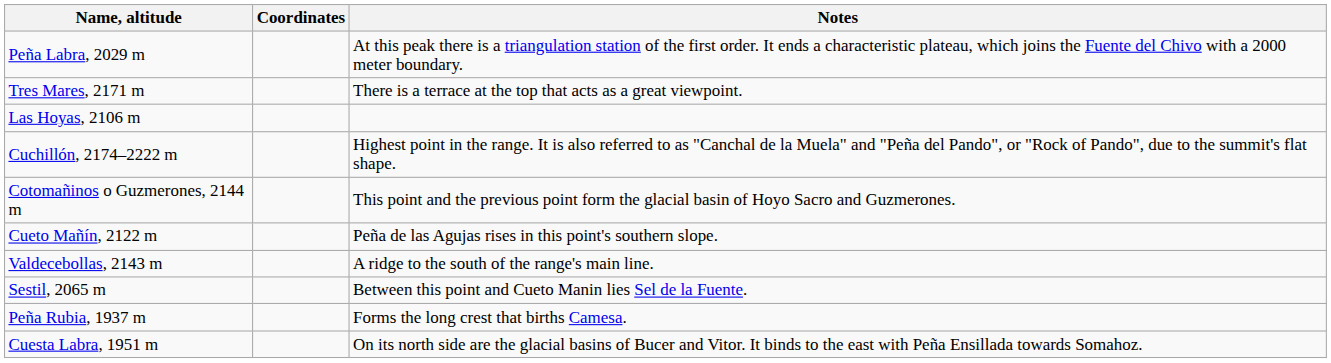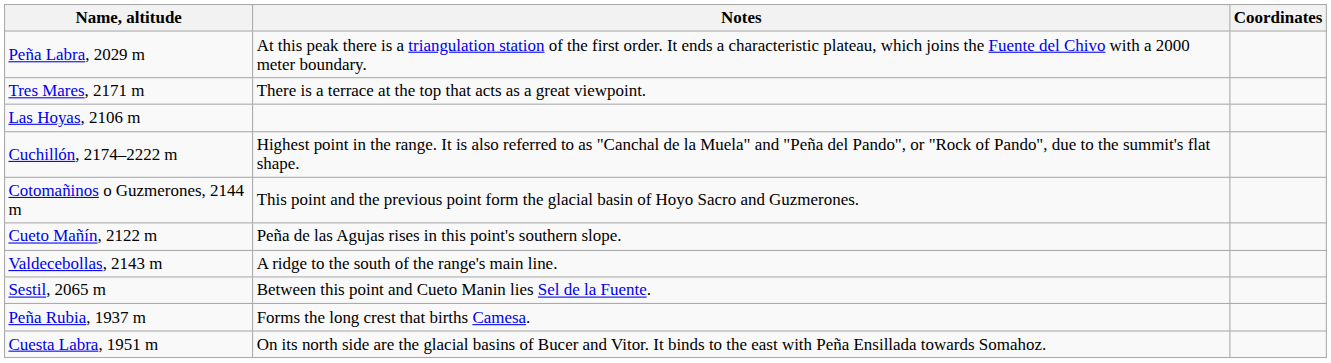columns swapped: (301, 17) <-> (838, 17)
